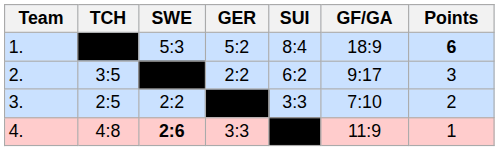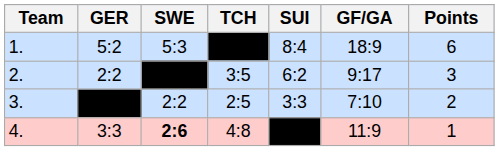columns swapped: (108, 18) <-> (237, 18)
(451, 46) bold -> (451, 46) normal
